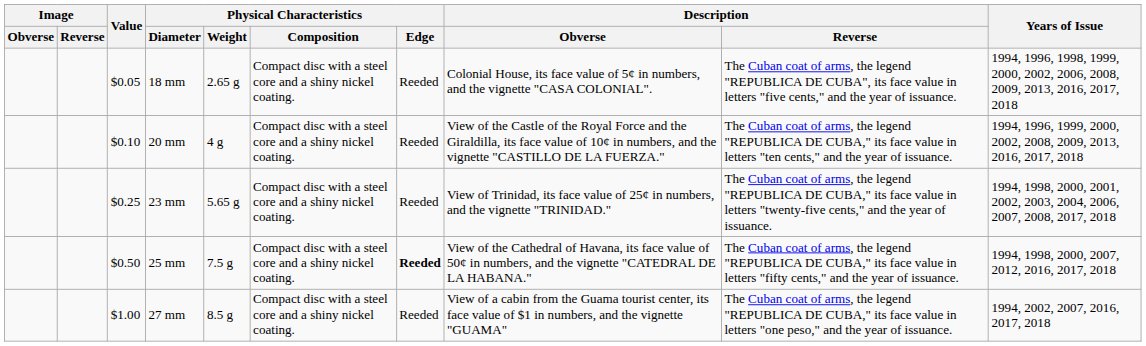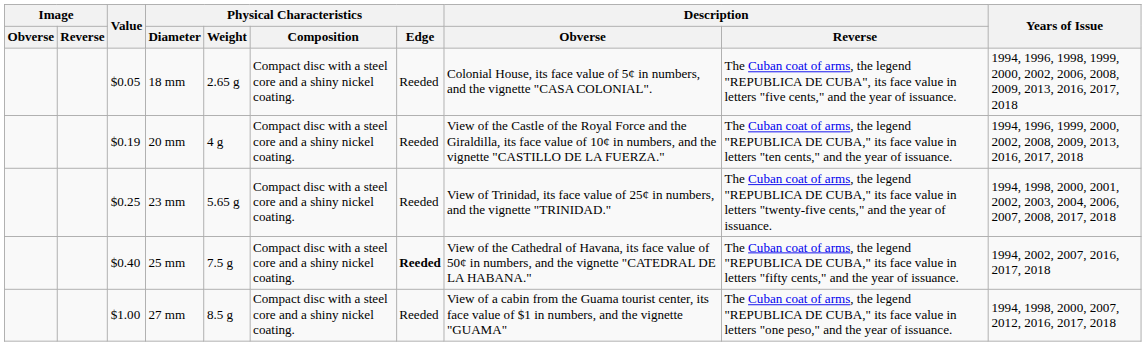(125, 142) $0.10 -> (125, 142) $0.19
(125, 262) $0.50 -> (125, 262) $0.40
(1055, 262) 1994, 1998, 2000, 2007, 2012, 2016, 2017, 2018 -> (1055, 262) 1994, 2002, 2007, 2016, 2017, 2018
(1055, 315) 1994, 2002, 2007, 2016, 2017, 2018 -> (1055, 315) 1994, 1998, 2000, 2007, 2012, 2016, 2017, 2018
